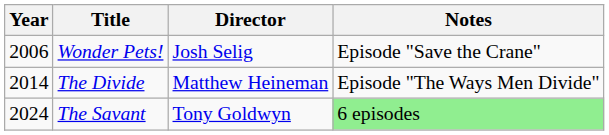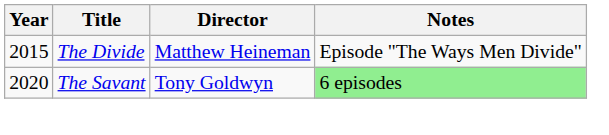- row: (111, 51)
(29, 82) 2014 -> (29, 51) 2015
(29, 113) 2024 -> (29, 82) 2020
